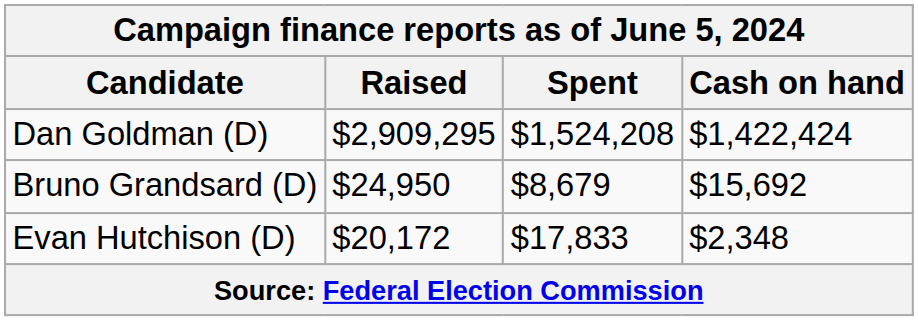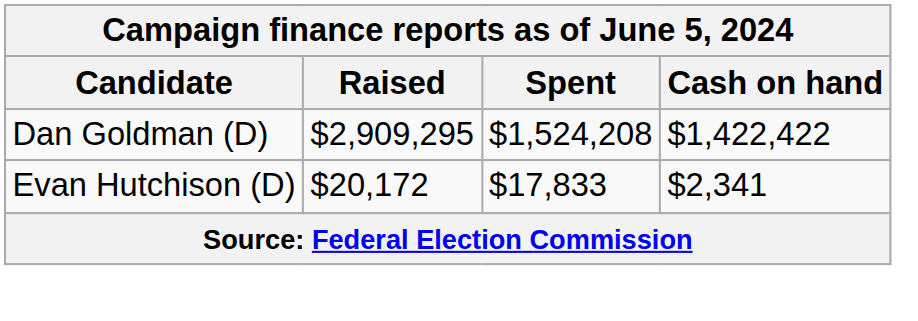(771, 133) $1,422,424 -> (749, 133) $1,422,422
- row: (165, 185)
(739, 237) $2,348 -> (717, 185) $2,341
